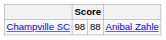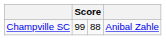(80, 27) 98 -> (80, 27) 99
